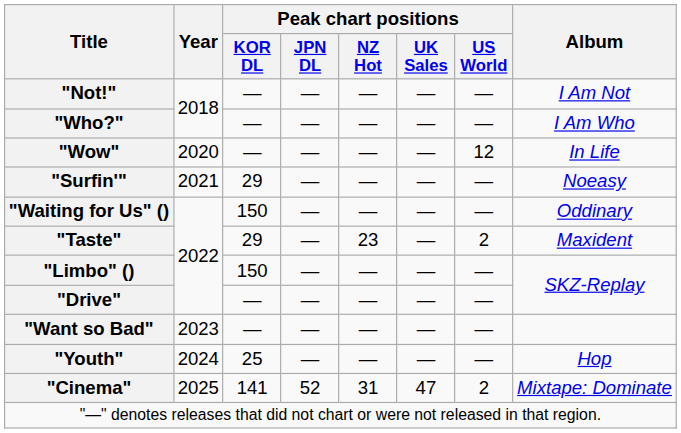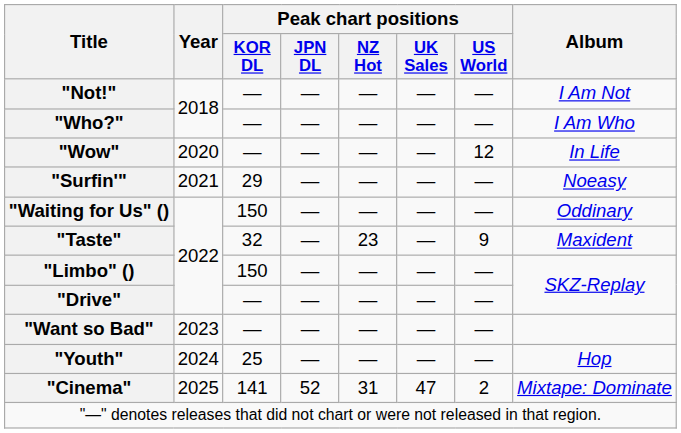(252, 240) 29 -> (252, 240) 32
(484, 240) 2 -> (484, 240) 9
